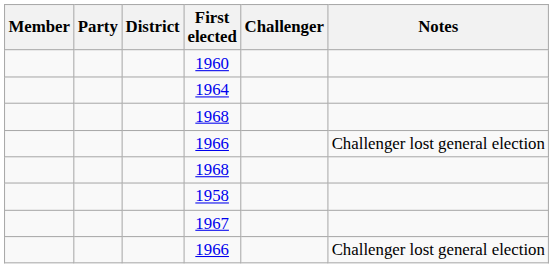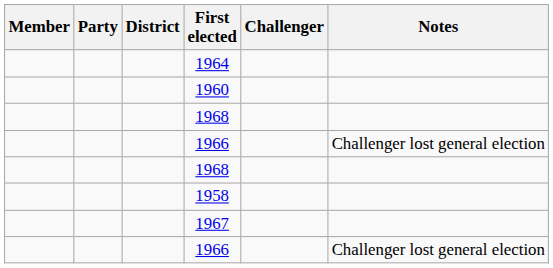rows swapped: (39, 90) <-> (39, 63)
